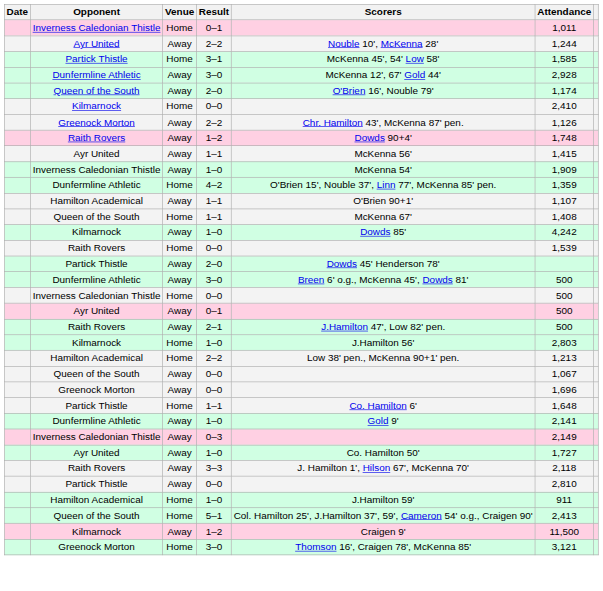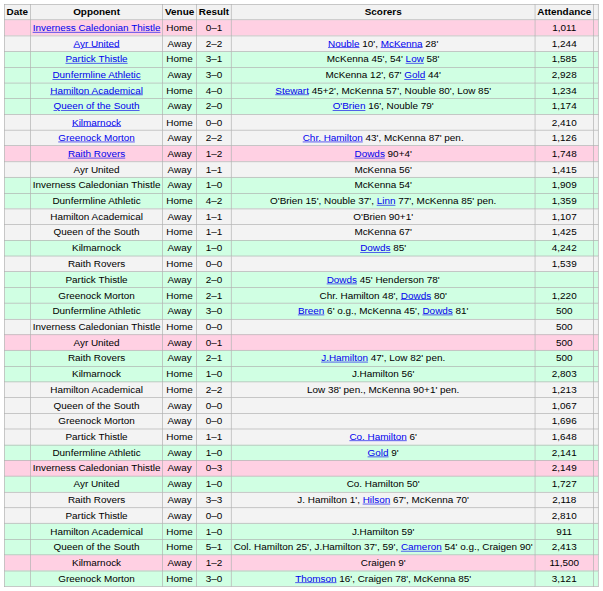+ row: (97, 91)
(564, 216) 1,408 -> (564, 232) 1,425
+ row: (97, 295)
